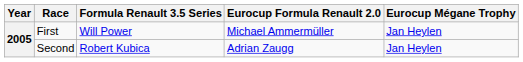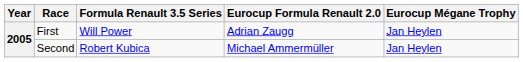(280, 31) Michael Ammermüller -> (260, 31) Adrian Zaugg
(260, 48) Adrian Zaugg -> (280, 48) Michael Ammermüller
